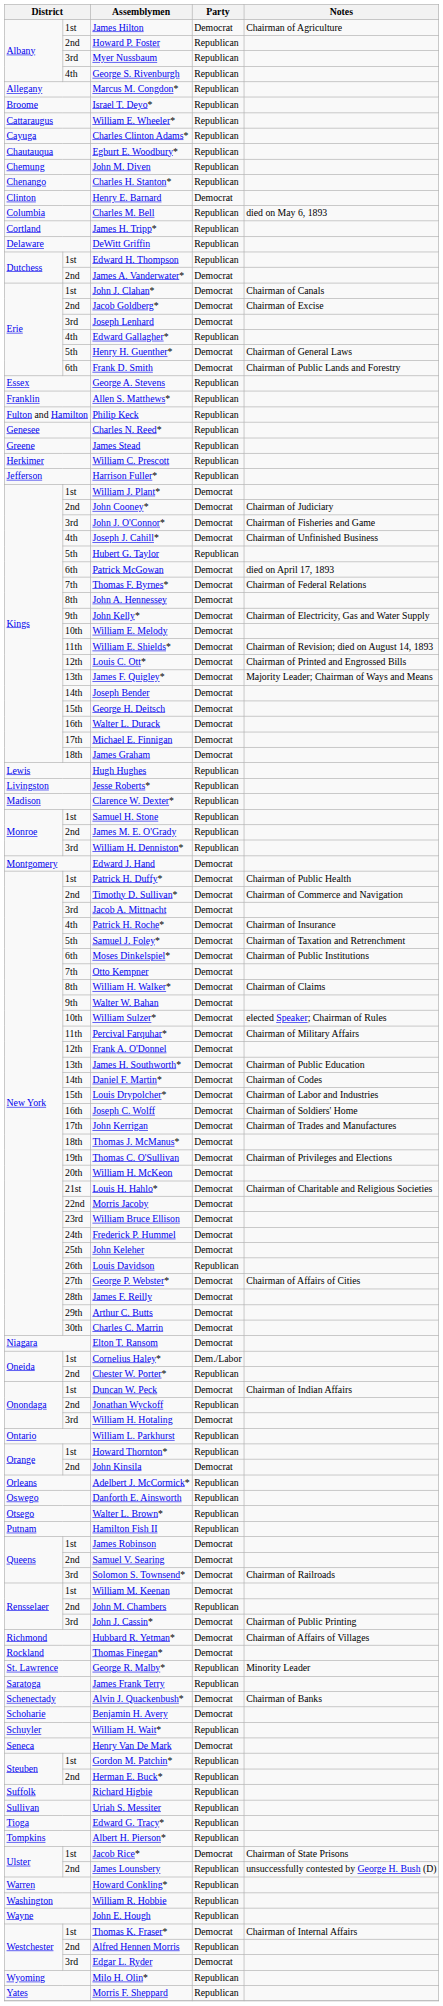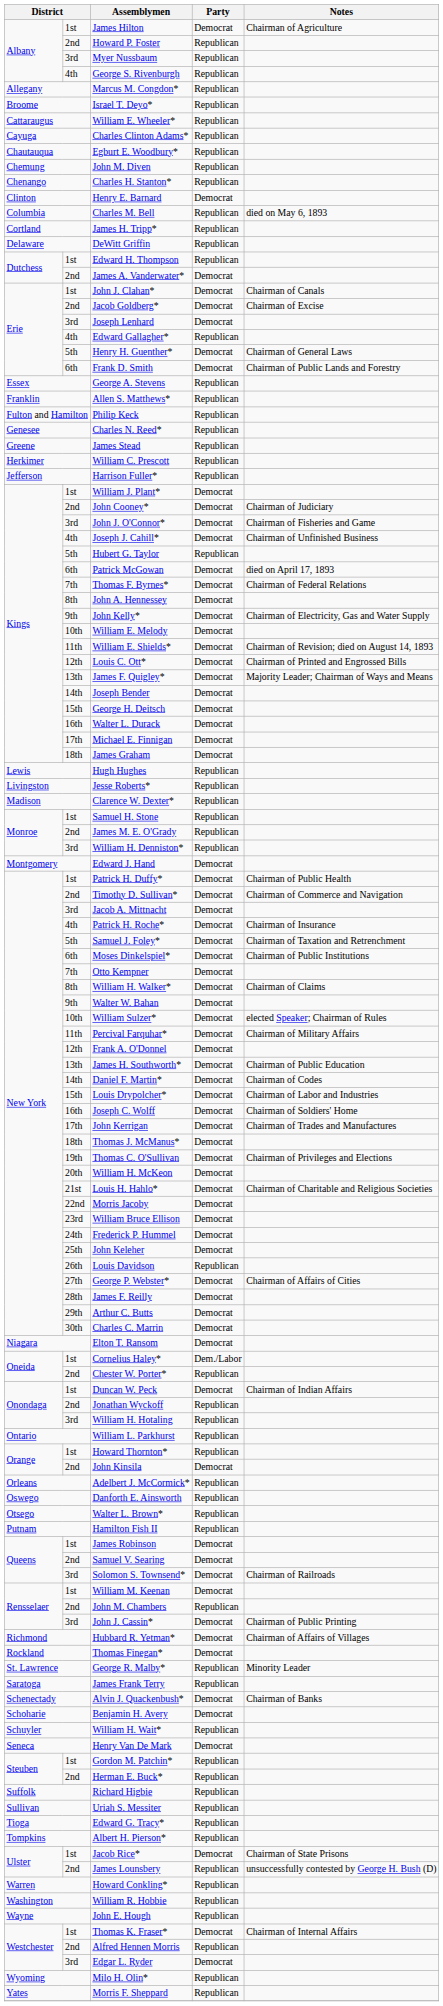(213, 1420) Democrat -> (216, 1420) Republican
